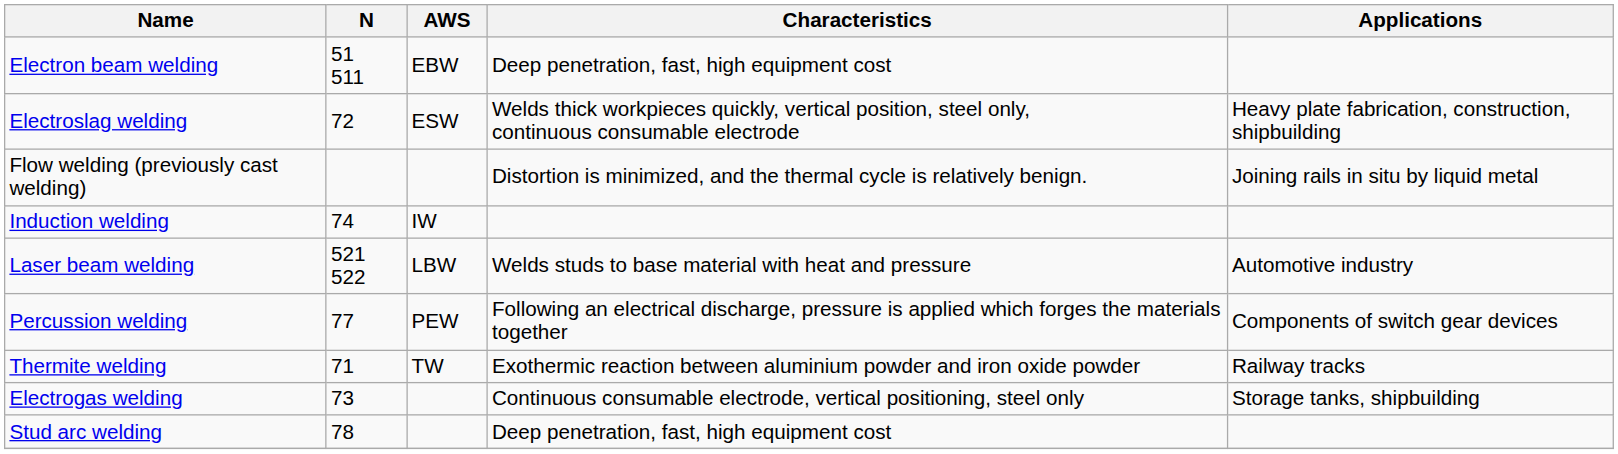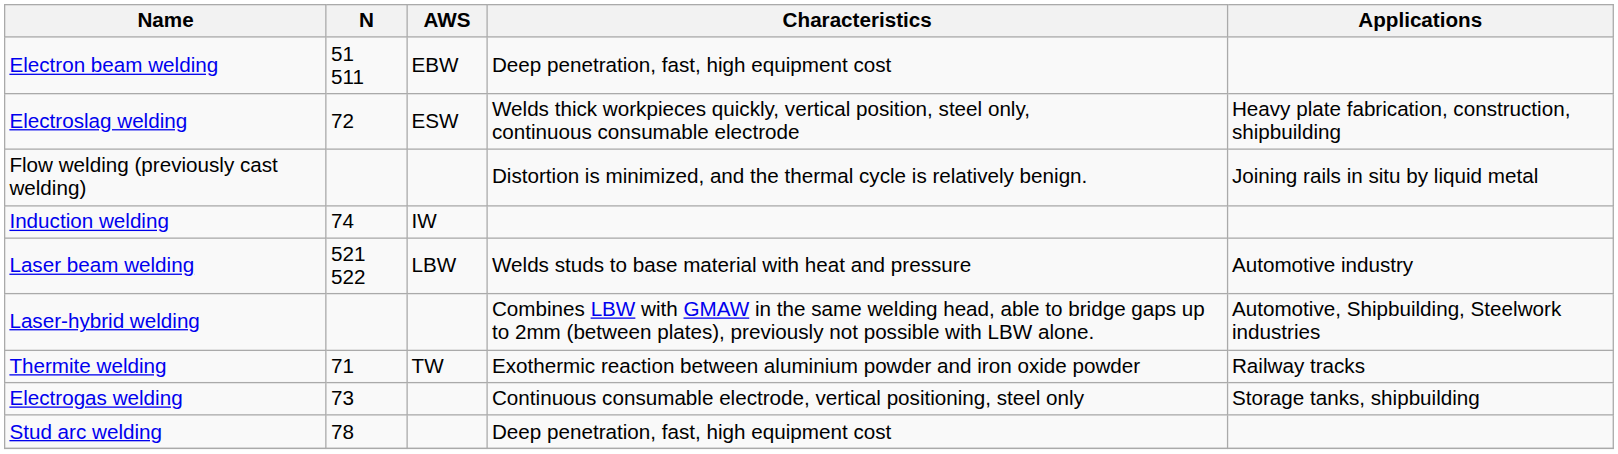+ row: (105, 321)
- row: (98, 321)
